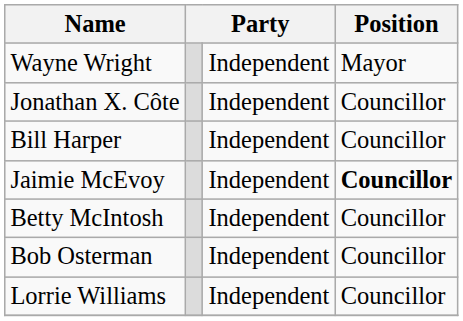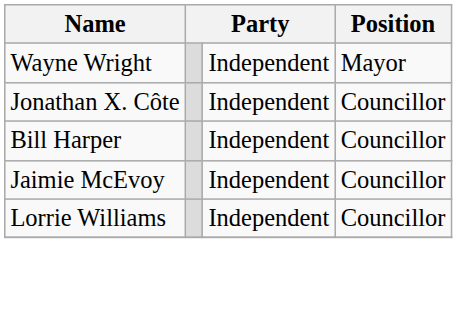(396, 179) bold -> (393, 179) normal
- row: (87, 218)
- row: (81, 256)
